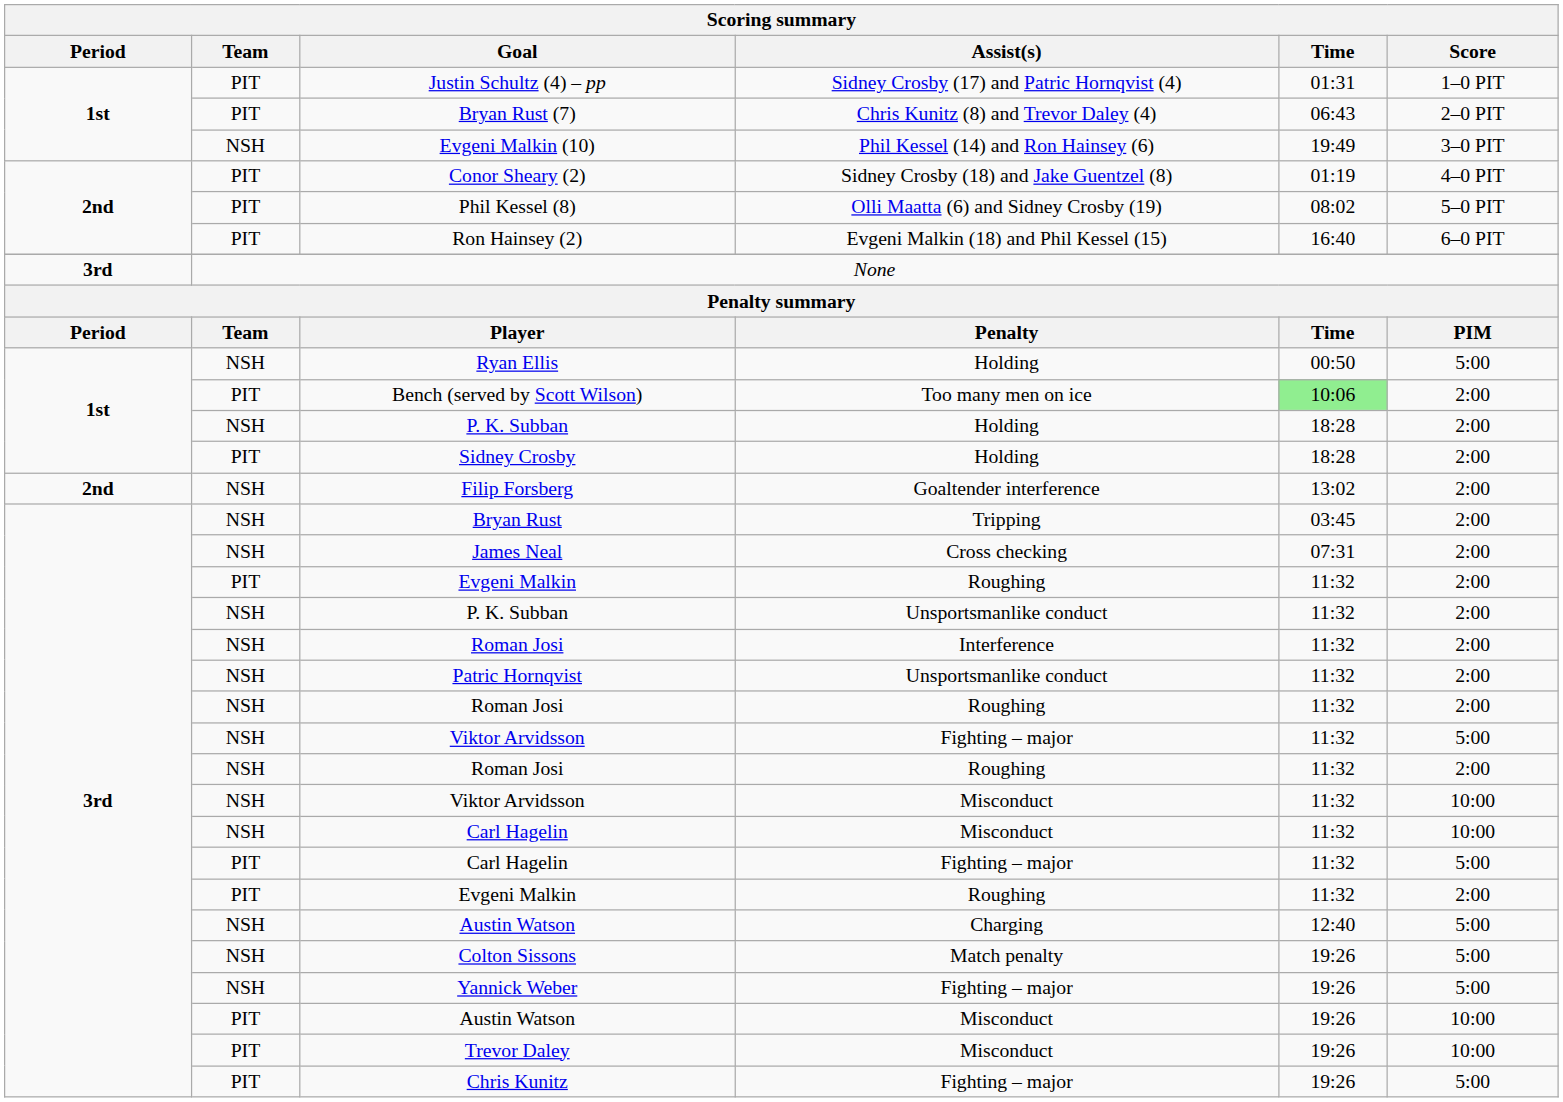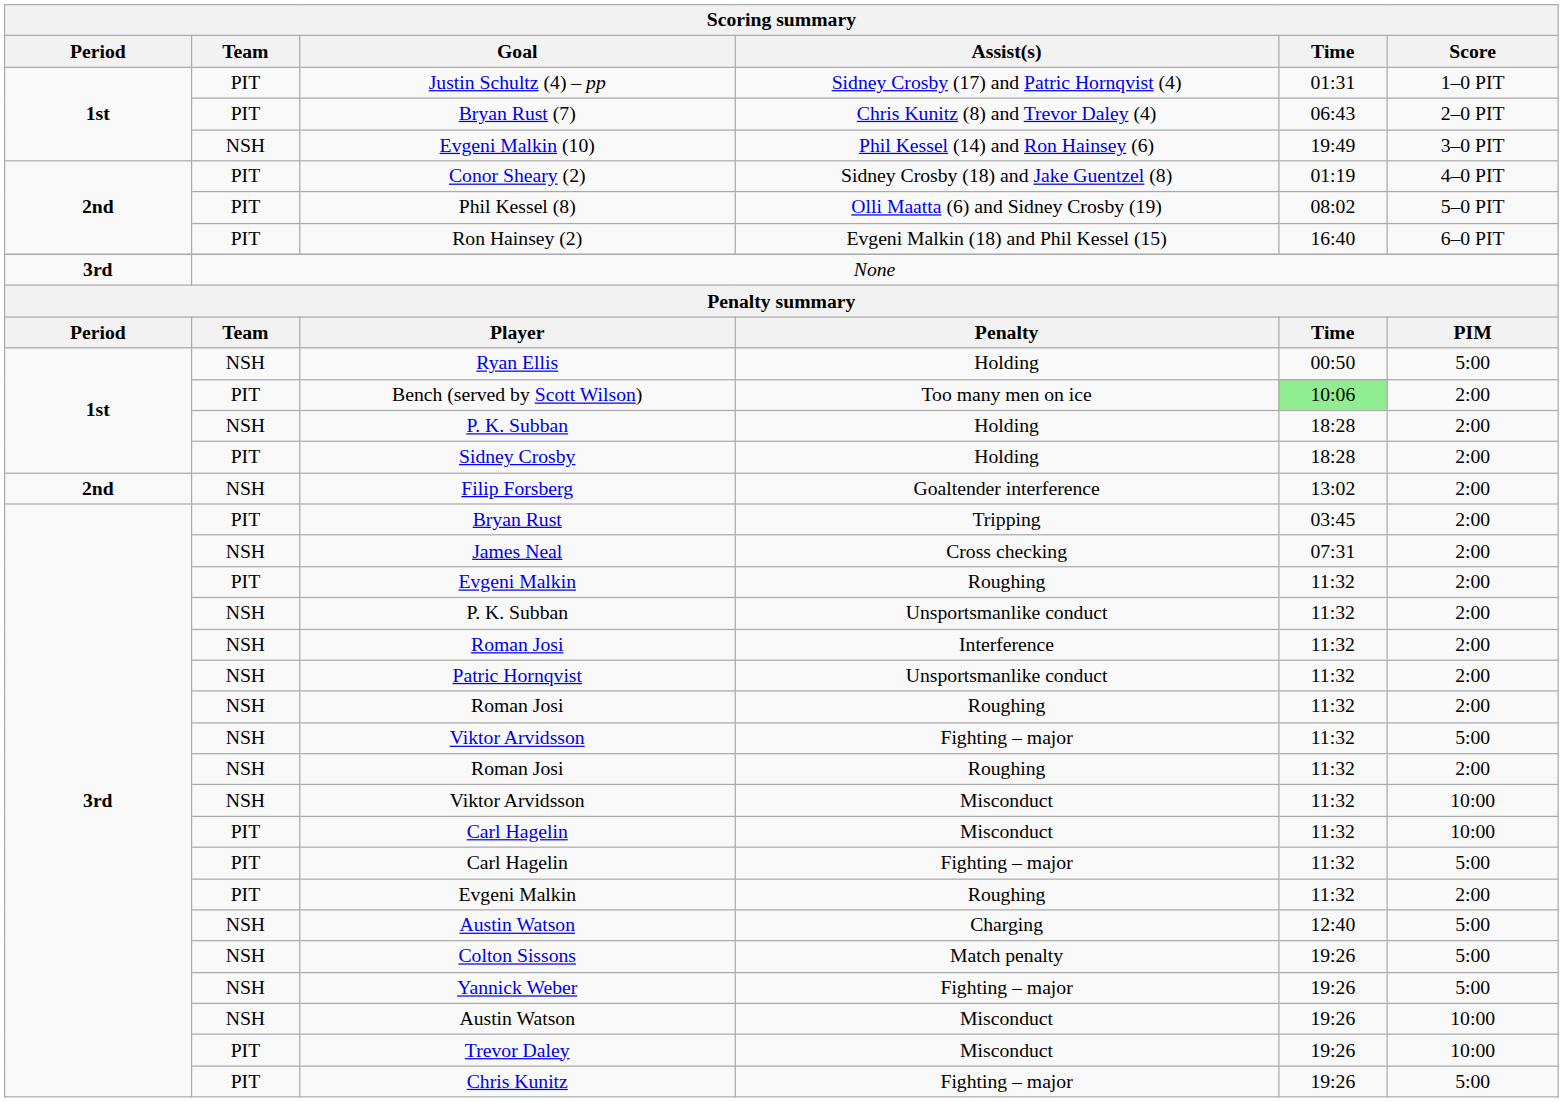(245, 519) NSH -> (245, 519) PIT
(245, 831) NSH -> (245, 831) PIT
(245, 1018) PIT -> (245, 1018) NSH
